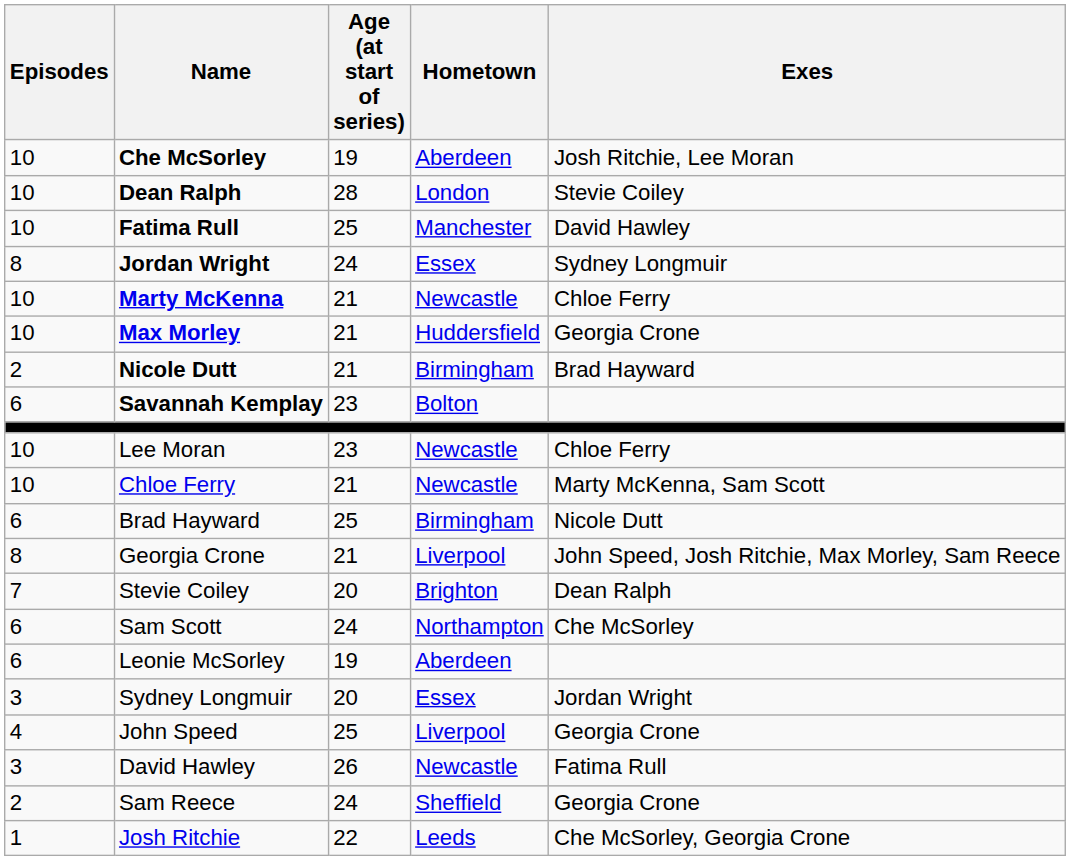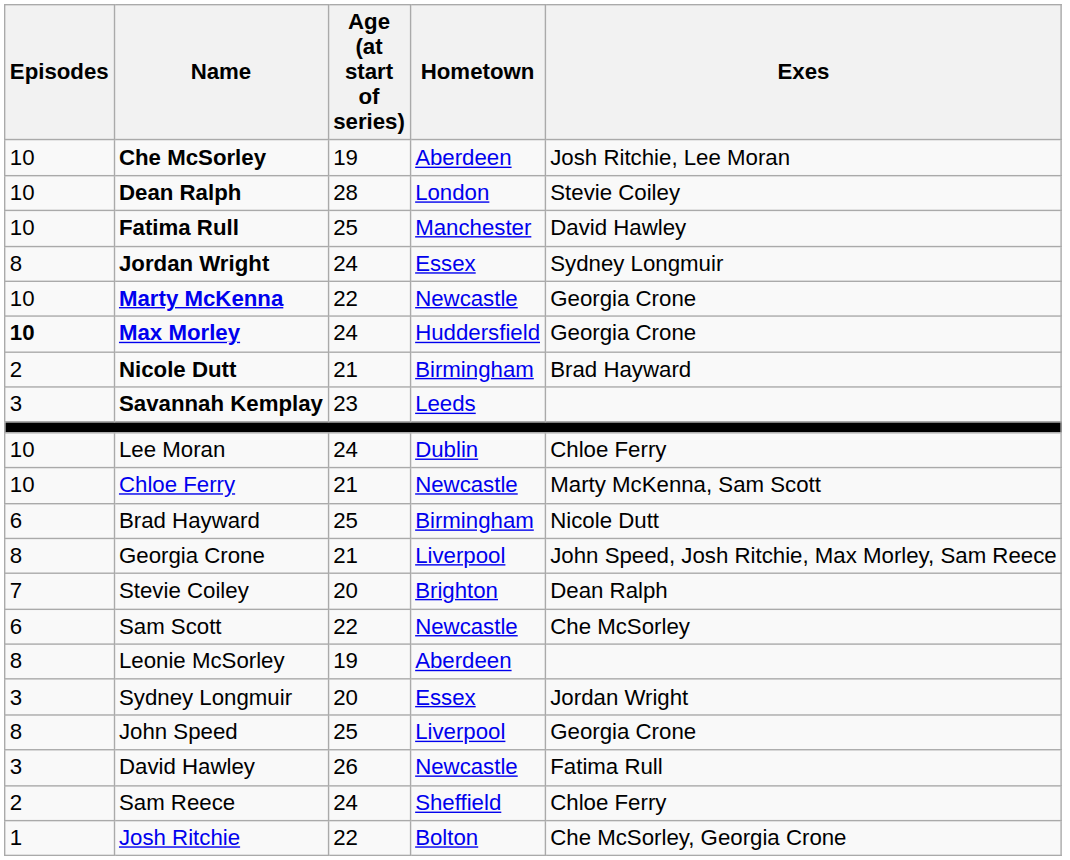(346, 298) 21 -> (346, 298) 22
(612, 298) Chloe Ferry -> (623, 298) Georgia Crone
(22, 333) normal -> (22, 333) bold
(346, 333) 21 -> (346, 333) 24
(16, 404) 6 -> (16, 404) 3
(447, 404) Bolton -> (445, 404) Leeds
(346, 449) 23 -> (346, 449) 24
(466, 449) Newcastle -> (447, 449) Dublin
(346, 626) 24 -> (346, 626) 22
(479, 626) Northampton -> (466, 626) Newcastle
(16, 661) 6 -> (16, 661) 8
(16, 732) 4 -> (16, 732) 8
(627, 802) Georgia Crone -> (608, 802) Chloe Ferry
(445, 837) Leeds -> (447, 837) Bolton
